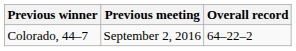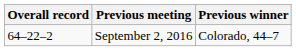columns swapped: (248, 14) <-> (52, 14)
